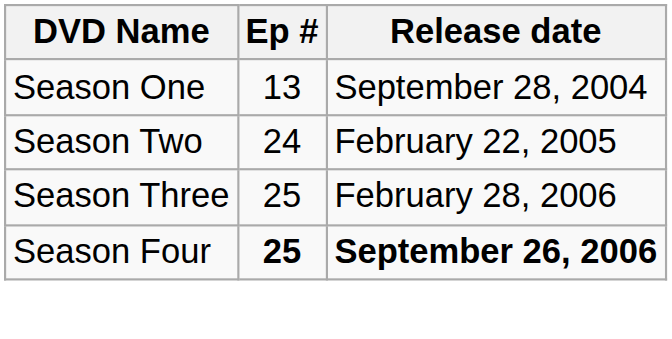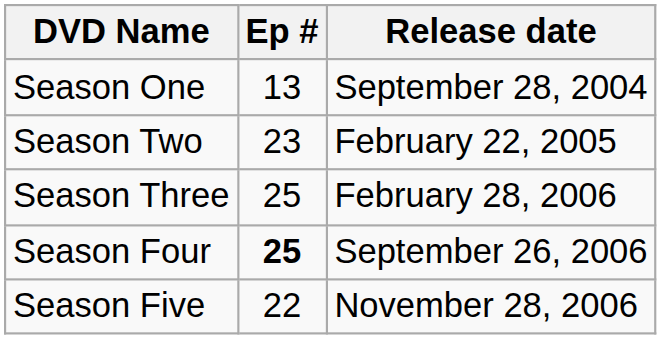(282, 141) 24 -> (282, 141) 23
(496, 251) bold -> (491, 251) normal
+ row: (109, 305)
